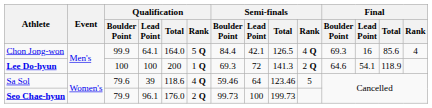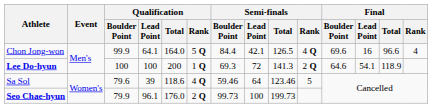(338, 51) 69.3 -> (338, 51) 69.6
(391, 51) 85.6 -> (391, 51) 96.6
